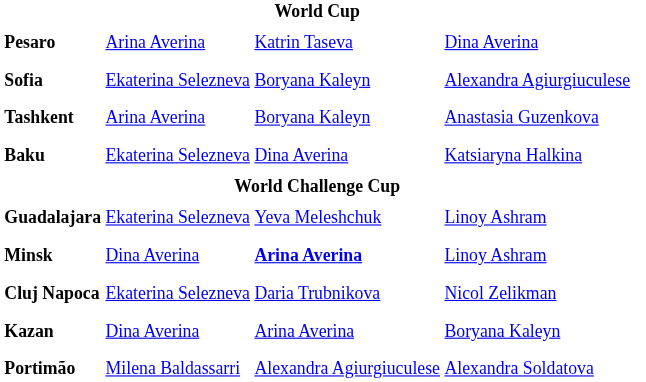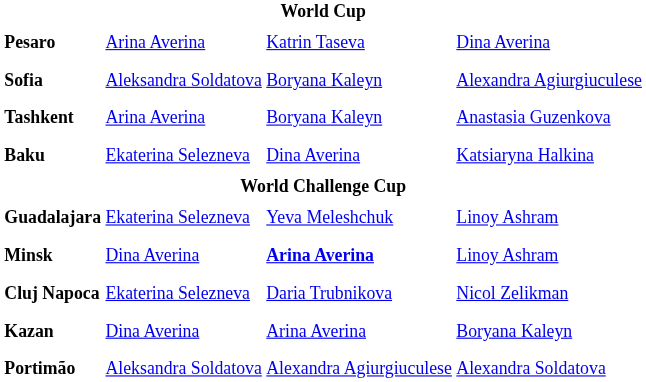(178, 80) Ekaterina Selezneva -> (184, 80) Aleksandra Soldatova
(173, 368) Milena Baldassarri -> (184, 368) Aleksandra Soldatova
